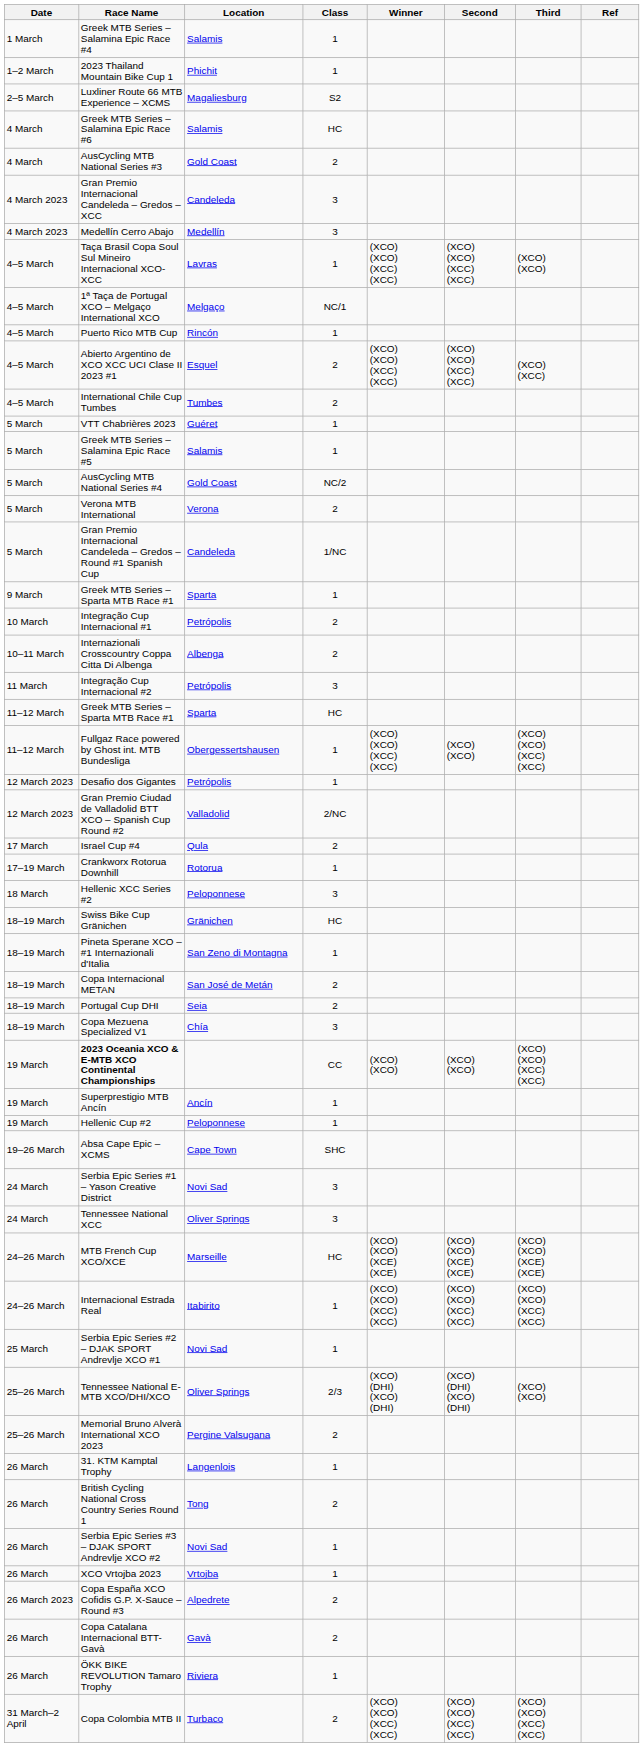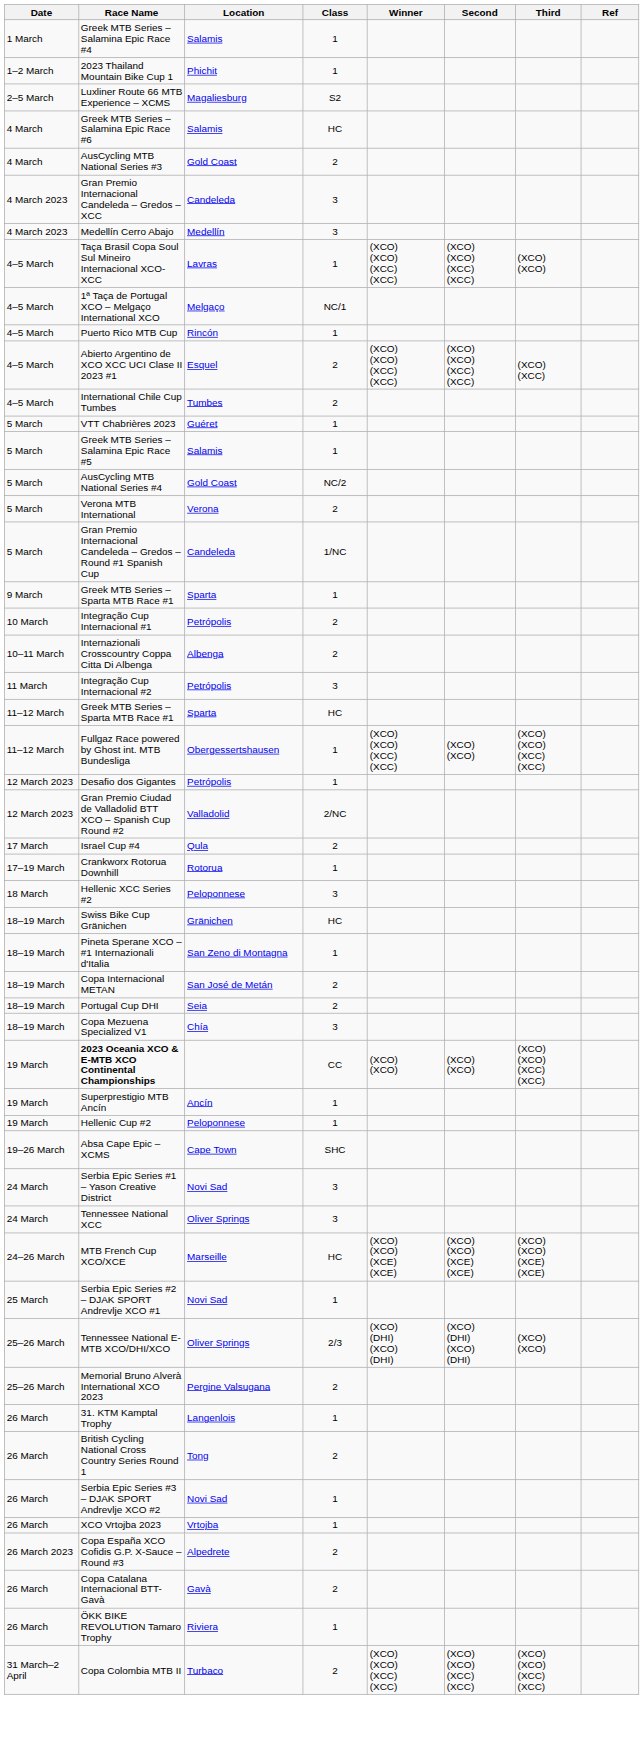- row: (36, 1305)
